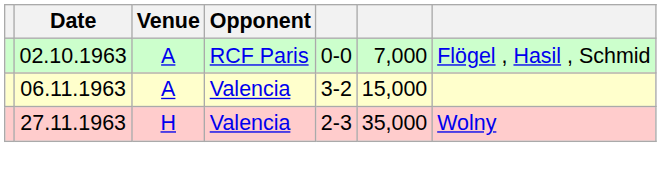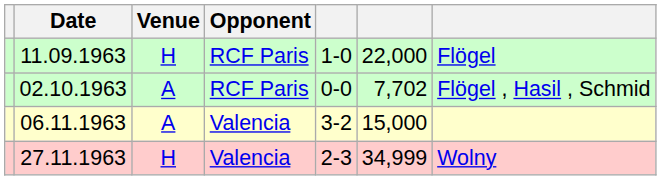+ row: (73, 55)
(400, 55) 7,000 -> (400, 89) 7,702
(395, 123) 35,000 -> (395, 157) 34,999
